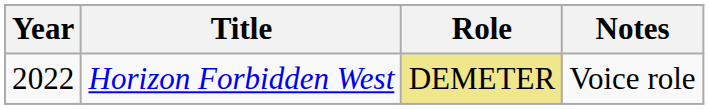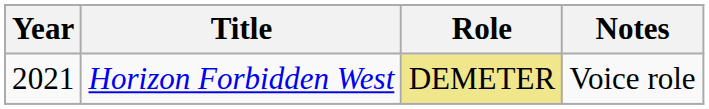(43, 78) 2022 -> (43, 78) 2021
